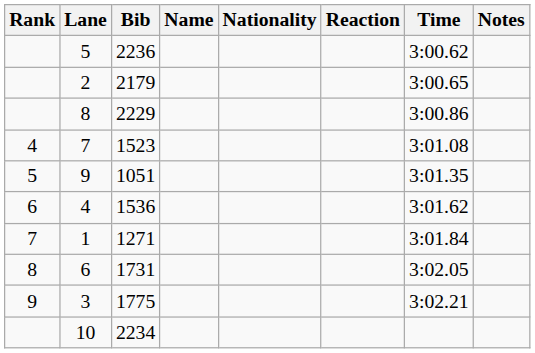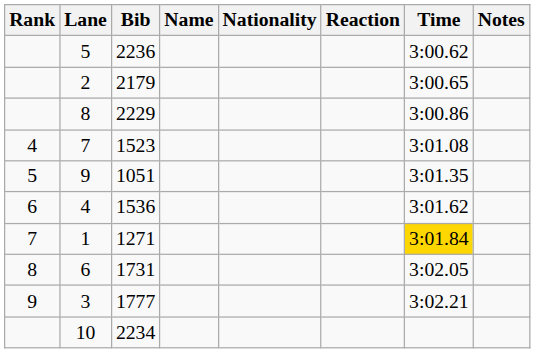(439, 238) no background -> (439, 238) gold background
(136, 301) 1775 -> (136, 301) 1777
